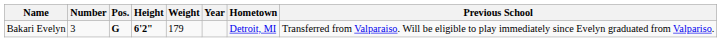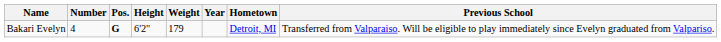(73, 28) 3 -> (73, 28) 4
(143, 28) bold -> (142, 28) normal
